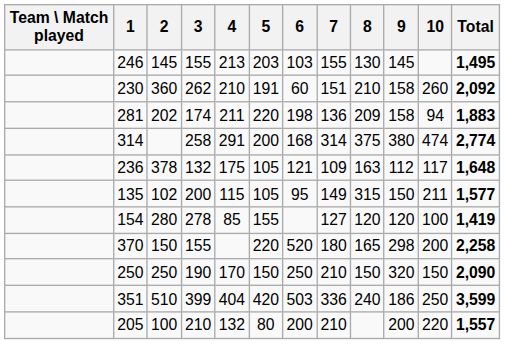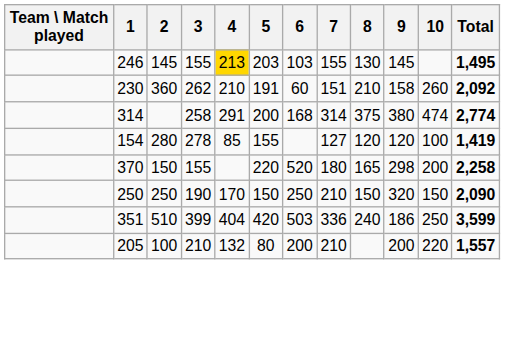(232, 62) no background -> (232, 62) gold background
- row: (130, 115)
- row: (130, 167)
- row: (130, 194)
